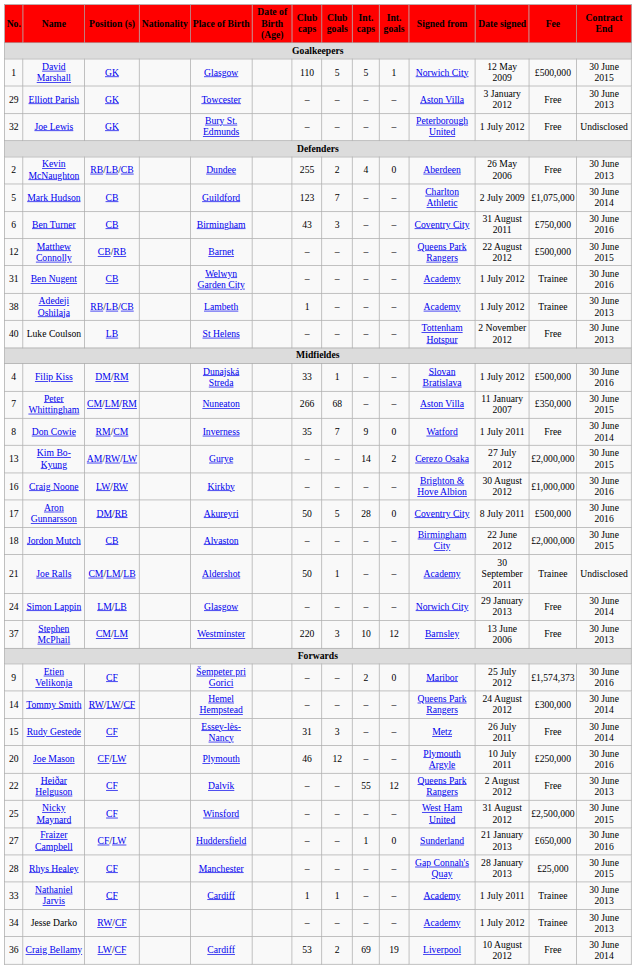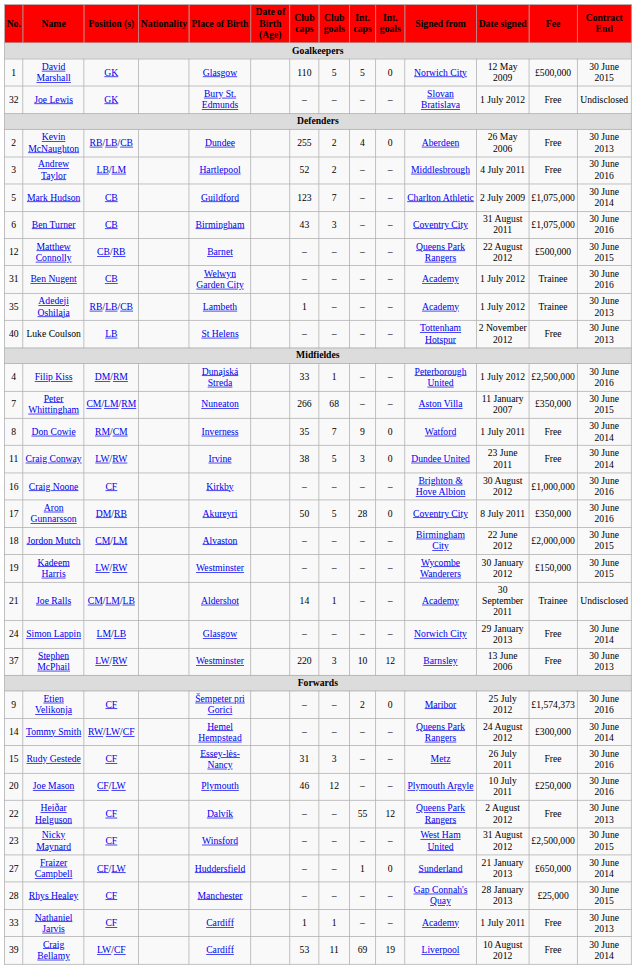(394, 72) 1 -> (390, 72) 0
- row: (54, 99)
(442, 126) Peterborough United -> (441, 99) Slovan Bratislava
+ row: (54, 170)
(553, 224) £750,000 -> (553, 224) £1,075,000
(14, 306) 38 -> (14, 306) 35
(442, 377) Slovan Bratislava -> (441, 377) Peterborough United
(553, 377) £500,000 -> (553, 377) £2,500,000
+ row: (54, 458)
- row: (54, 458)
(112, 486) LW/RW -> (111, 486) CF
(553, 513) £500,000 -> (553, 513) £350,000
(112, 540) CB -> (111, 540) CM/LM
+ row: (54, 568)
(307, 573) 50 -> (304, 601) 14
(112, 634) CM/LM -> (111, 661) LW/RW
(604, 731) 30 June 2014 -> (604, 759) 30 June 2016
(14, 813) 25 -> (14, 841) 23
(604, 841) 30 June 2016 -> (604, 868) 30 June 2014
(553, 895) Trainee -> (553, 922) Free
- row: (54, 922)
(14, 950) 36 -> (14, 950) 39
(337, 950) 2 -> (334, 950) 11
